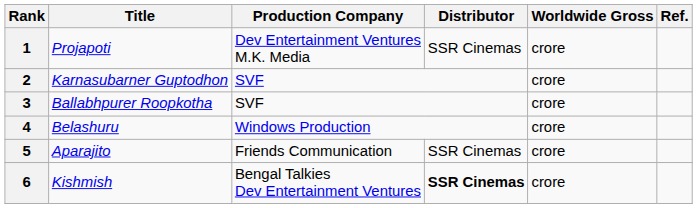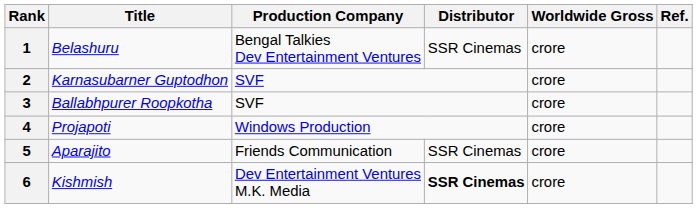(81, 48) Projapoti -> (85, 48) Belashuru
(328, 48) Dev Entertainment Ventures M.K. Media -> (328, 48) Bengal Talkies Dev Entertainment Ventures
(85, 127) Belashuru -> (81, 127) Projapoti
(328, 183) Bengal Talkies Dev Entertainment Ventures -> (328, 183) Dev Entertainment Ventures M.K. Media
